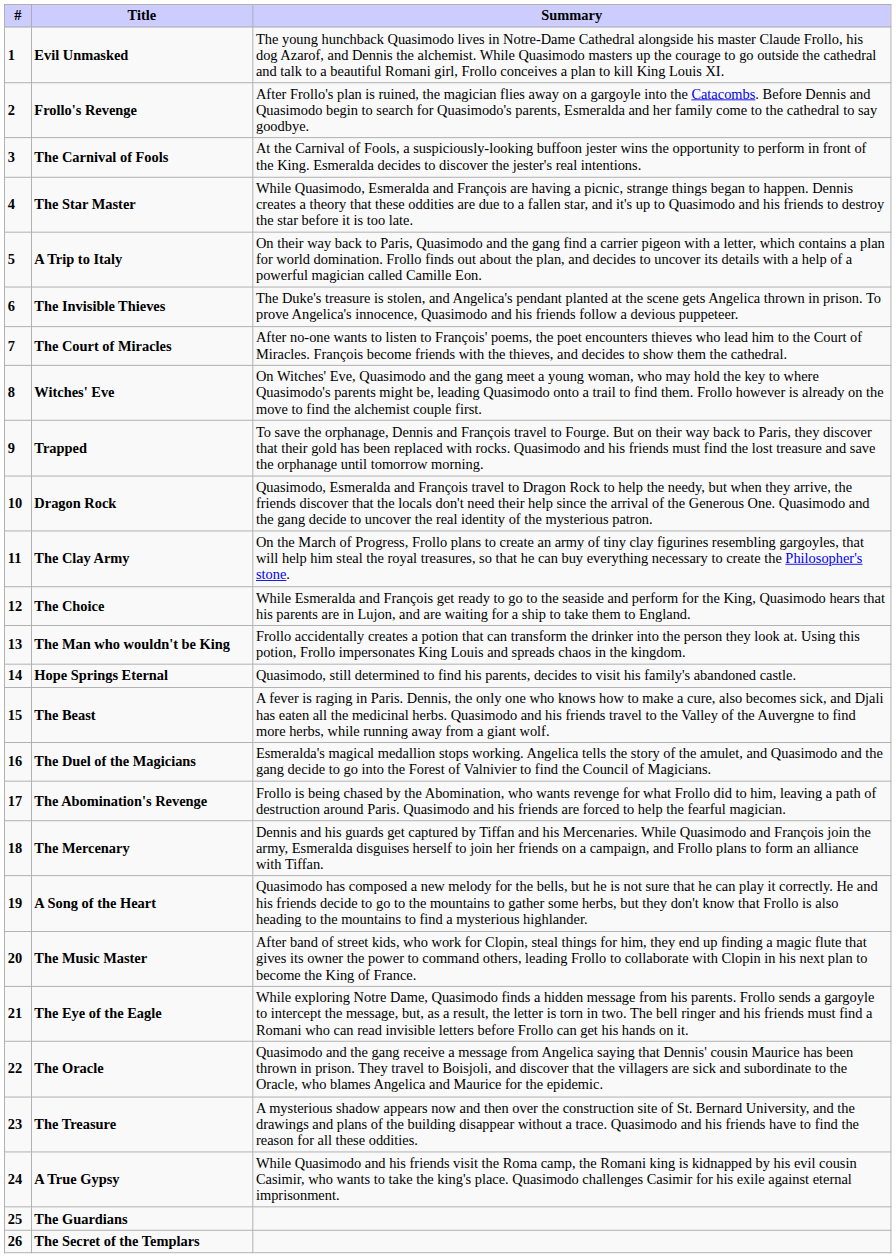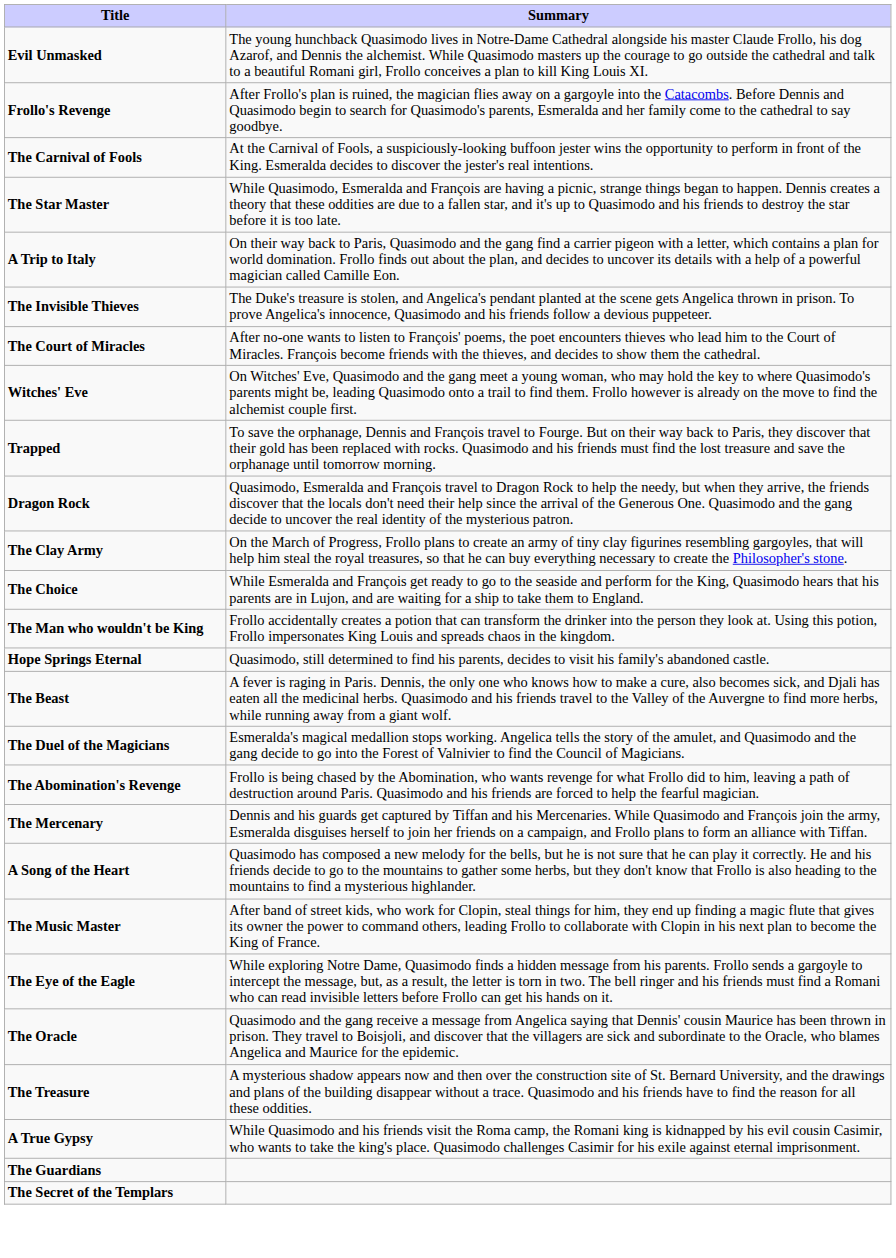- column: (18, 15)
